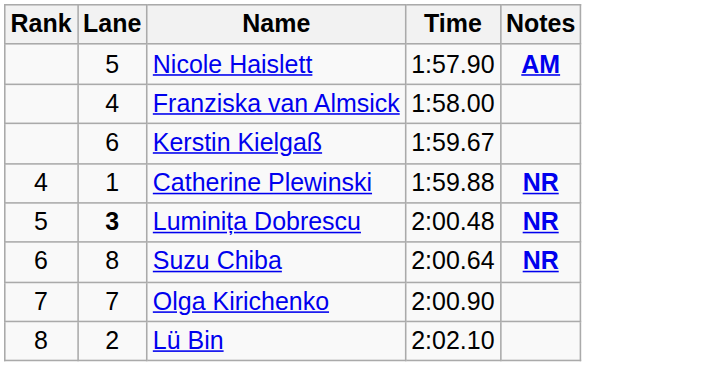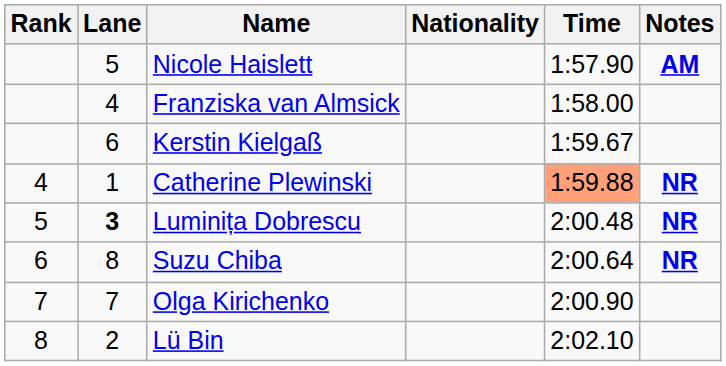+ column: (475, 24)
(453, 182) no background -> (592, 182) lightsalmon background
